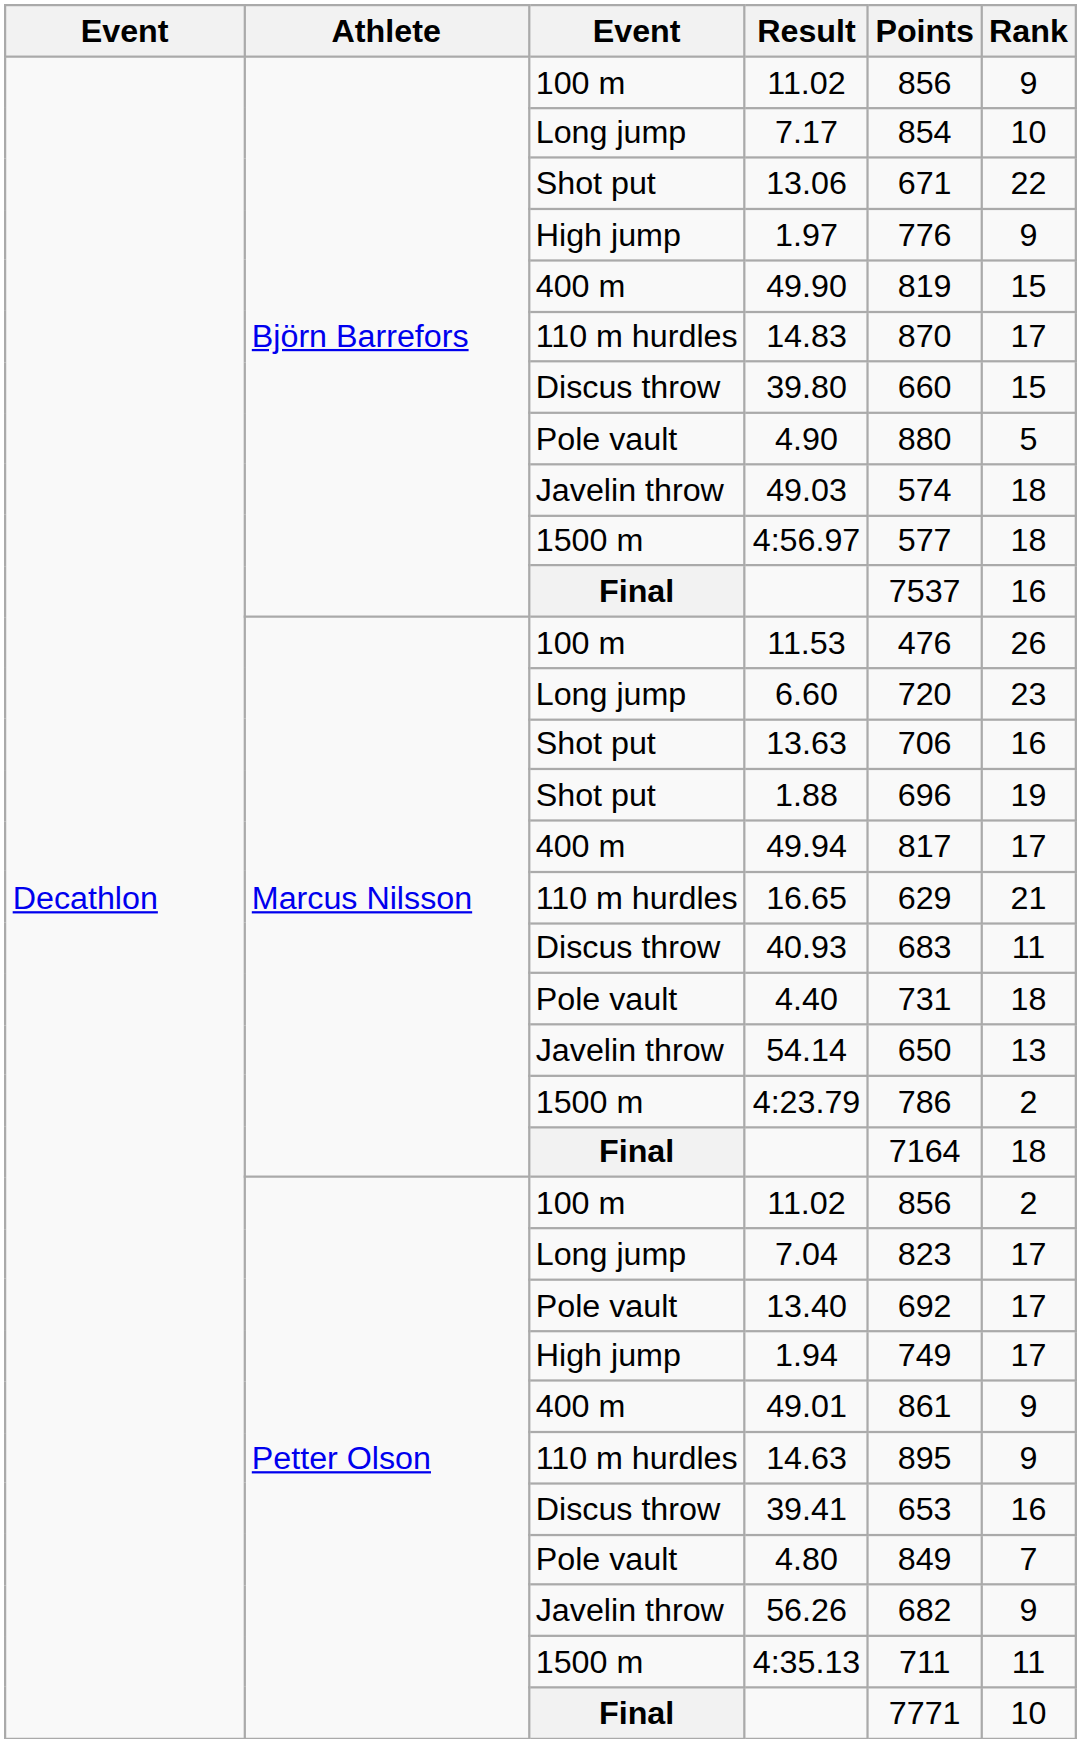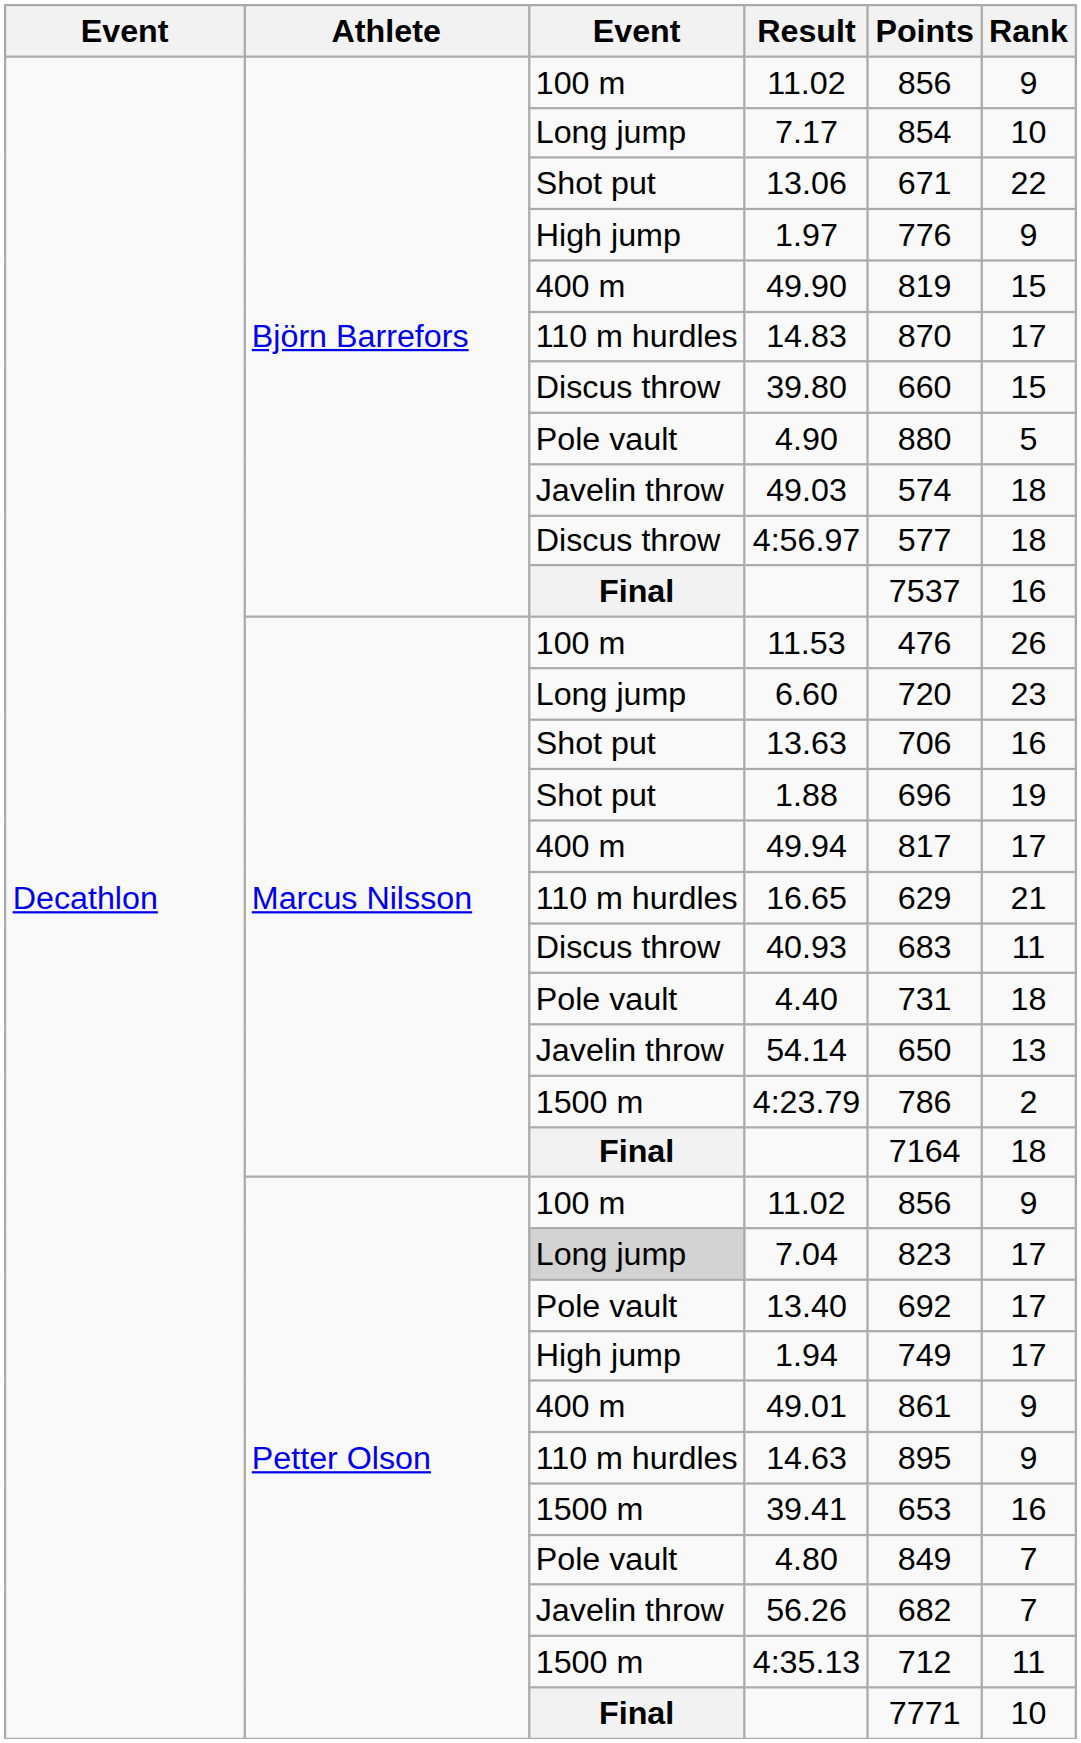(589, 541) 1500 m -> (628, 541) Discus throw
(1028, 1203) 2 -> (1028, 1203) 9
(611, 1254) no background -> (611, 1254) lightgrey background
(628, 1509) Discus throw -> (589, 1509) 1500 m
(1028, 1611) 9 -> (1028, 1611) 7
(925, 1662) 711 -> (925, 1662) 712
